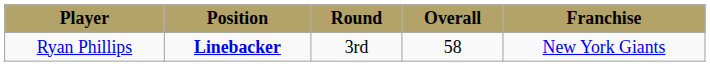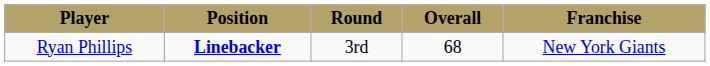(453, 46) 58 -> (453, 46) 68
